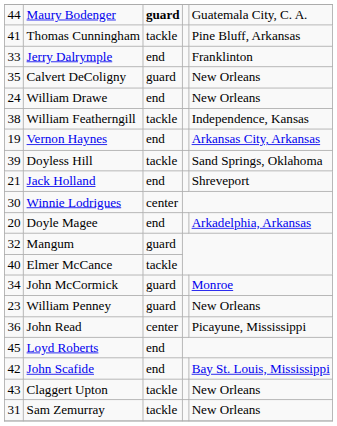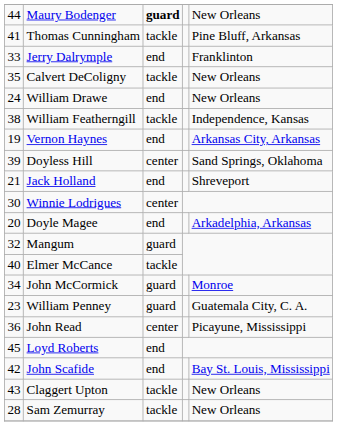(250, 14) Guatemala City, C. A. -> (226, 14) New Orleans
(161, 77) guard -> (162, 77) tackle
(162, 160) tackle -> (162, 160) center
(226, 306) New Orleans -> (250, 306) Guatemala City, C. A.
(14, 410) 31 -> (14, 410) 28
